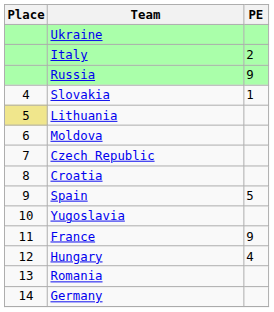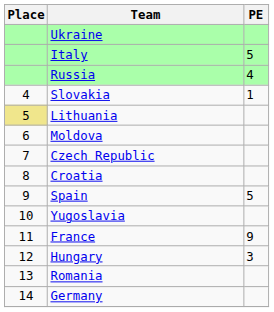(250, 55) 2 -> (250, 55) 5
(250, 75) 9 -> (250, 75) 4
(250, 256) 4 -> (250, 256) 3
